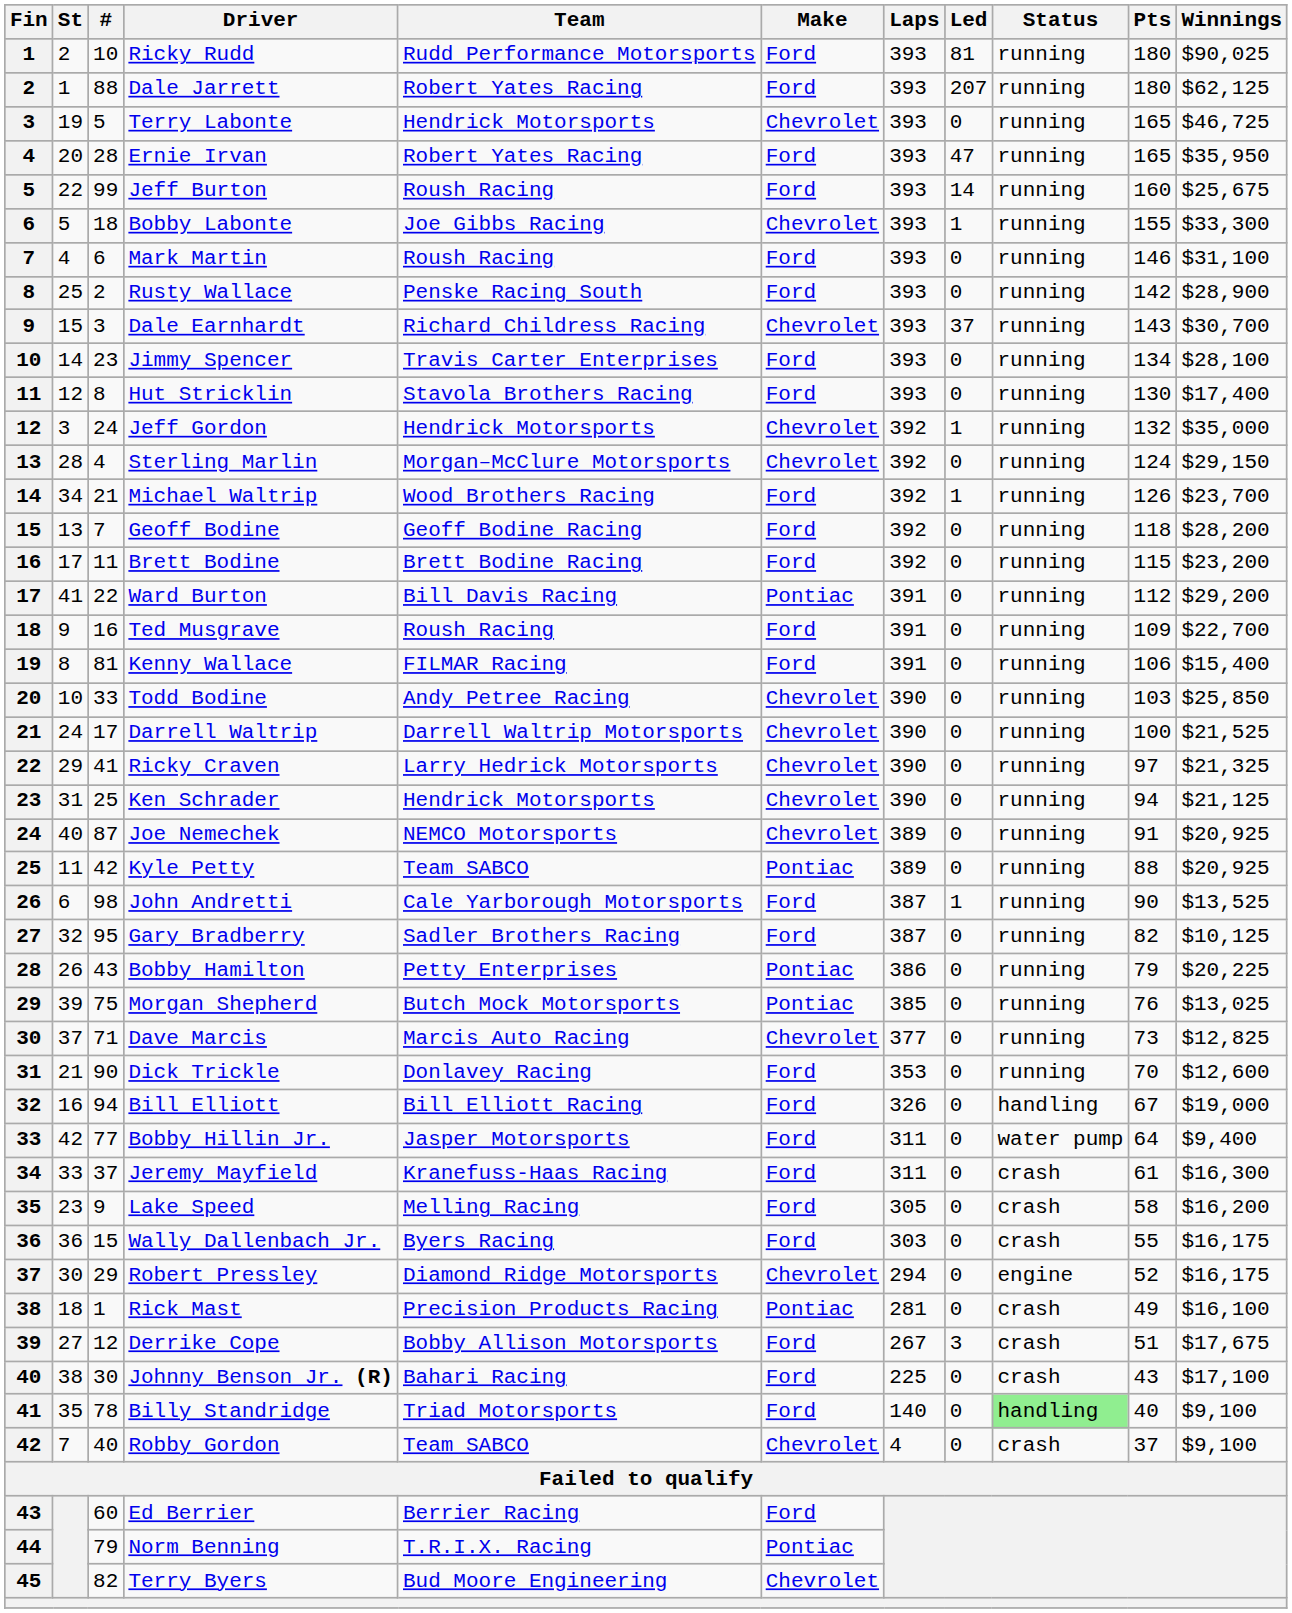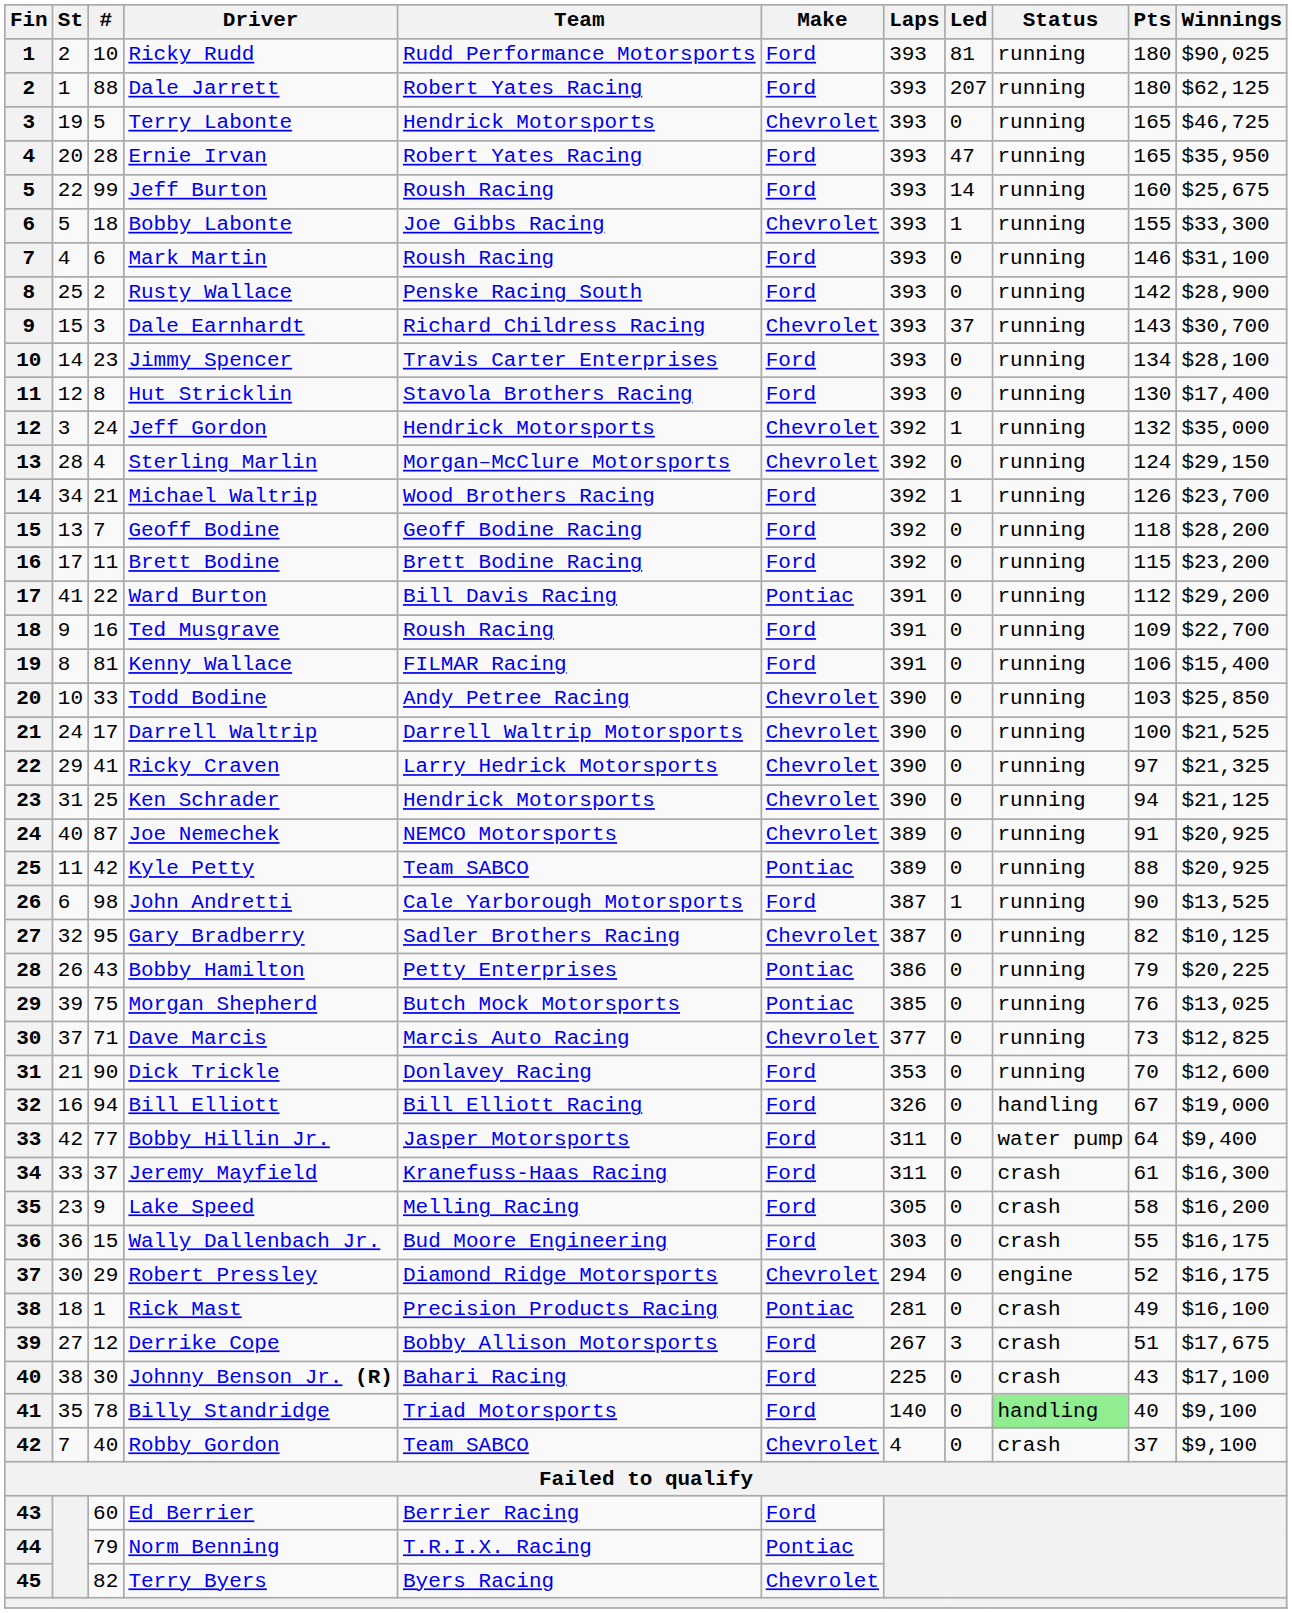(791, 937) Ford -> (822, 937) Chevrolet
(479, 1242) Byers Racing -> (535, 1242) Bud Moore Engineering
(535, 1581) Bud Moore Engineering -> (479, 1581) Byers Racing
